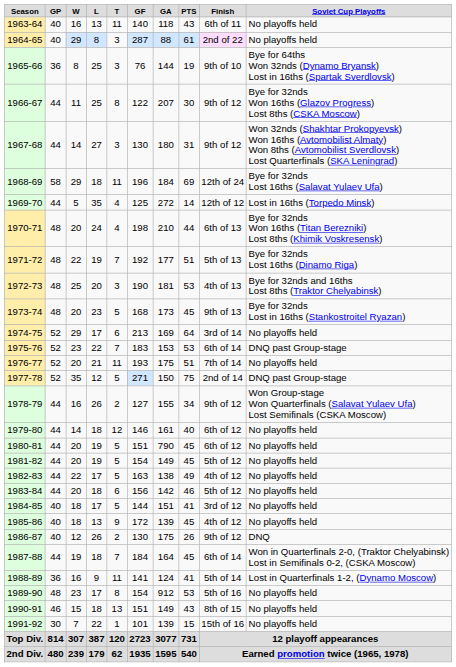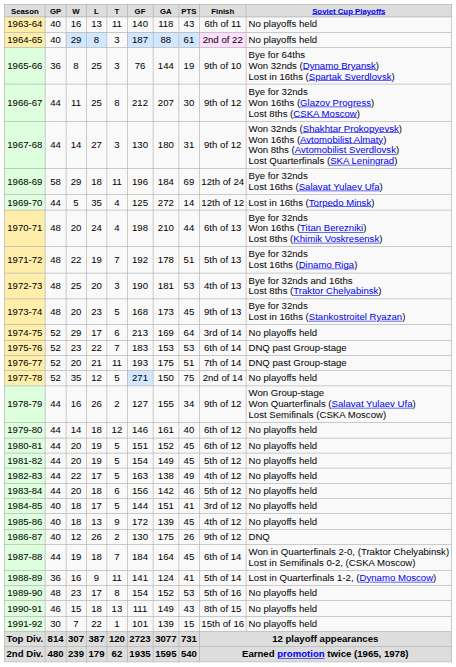(140, 40) 287 -> (140, 40) 187
(140, 102) 122 -> (140, 102) 212
(166, 260) 177 -> (166, 260) 178
(283, 363) No playoffs held -> (298, 363) DNQ past Group-stage
(298, 378) DNQ past Group-stage -> (283, 378) No playoffs held
(166, 445) 790 -> (166, 445) 152
(166, 593) 912 -> (166, 593) 152
(140, 608) 151 -> (140, 608) 111
